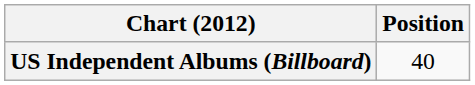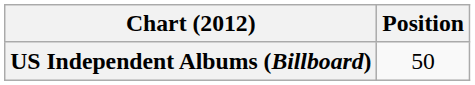(423, 60) 40 -> (423, 60) 50
